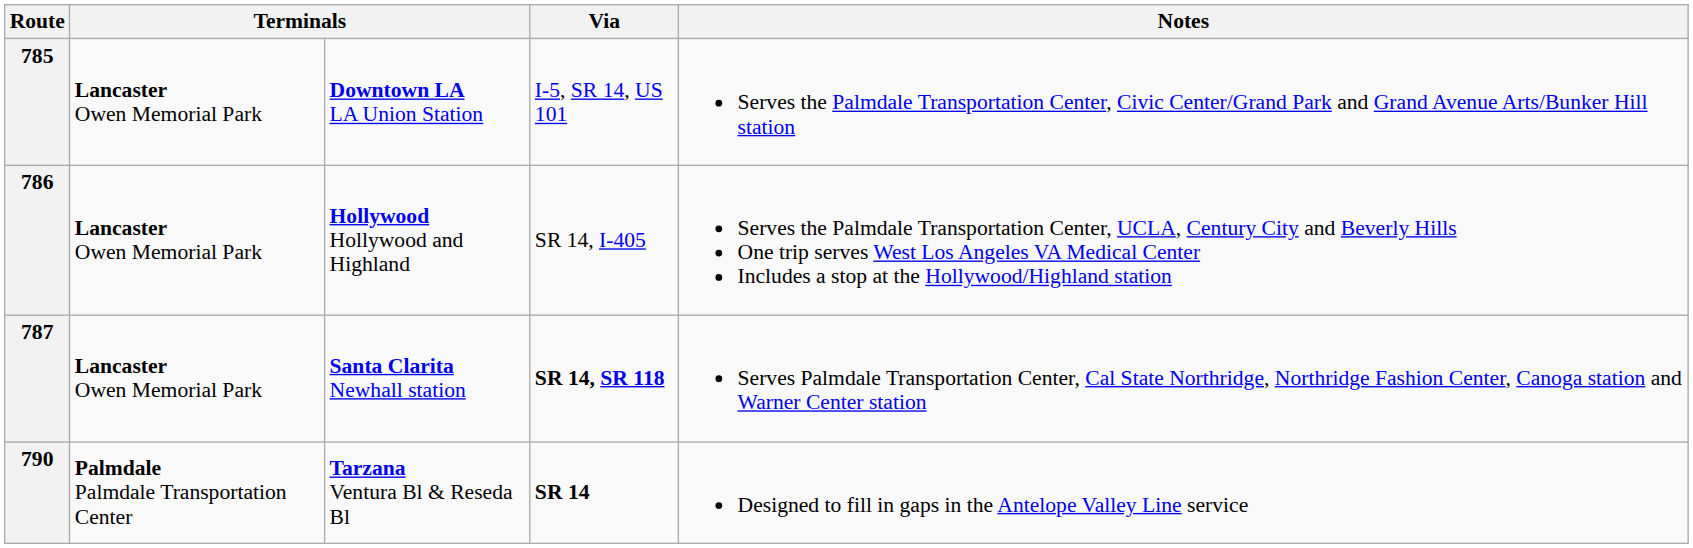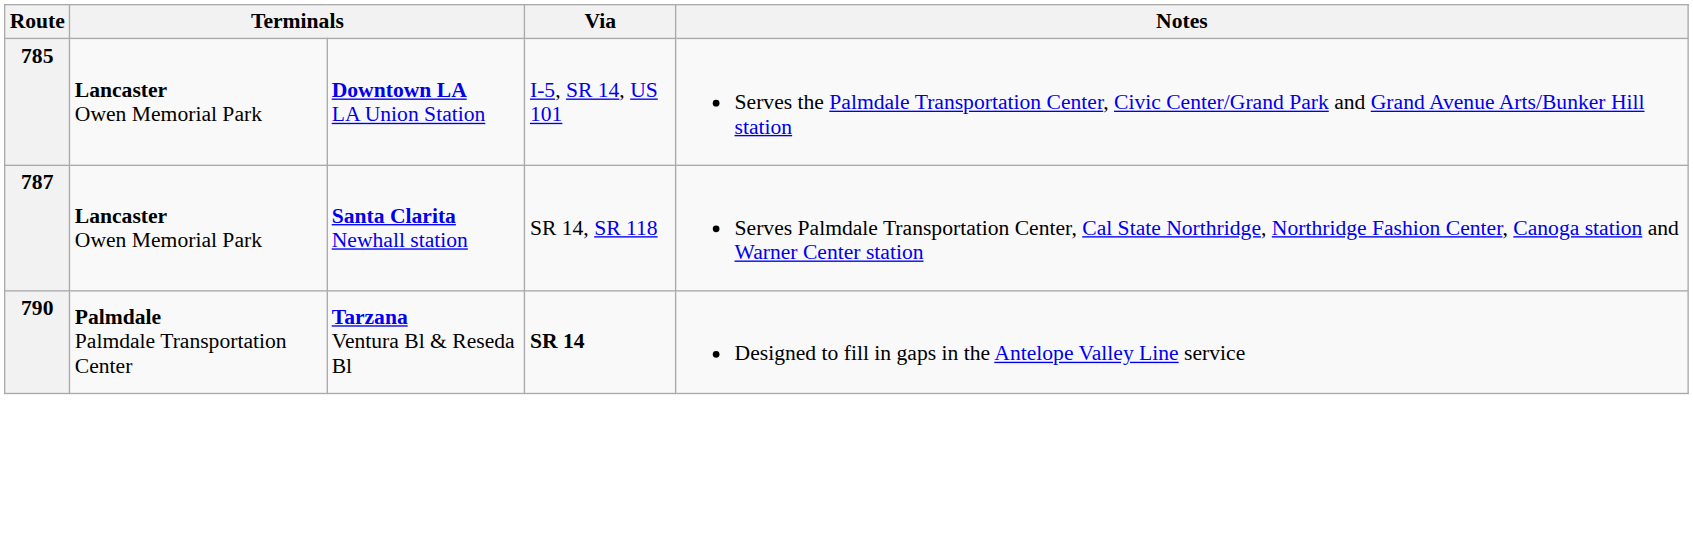- row: (37, 181)
(600, 378) bold -> (594, 227) normal
